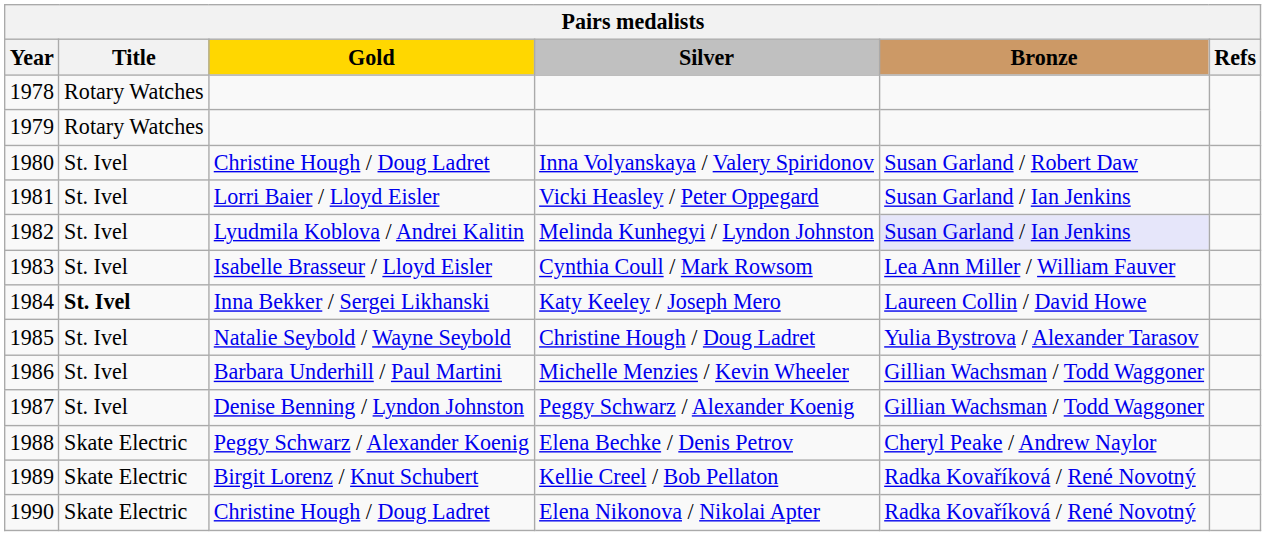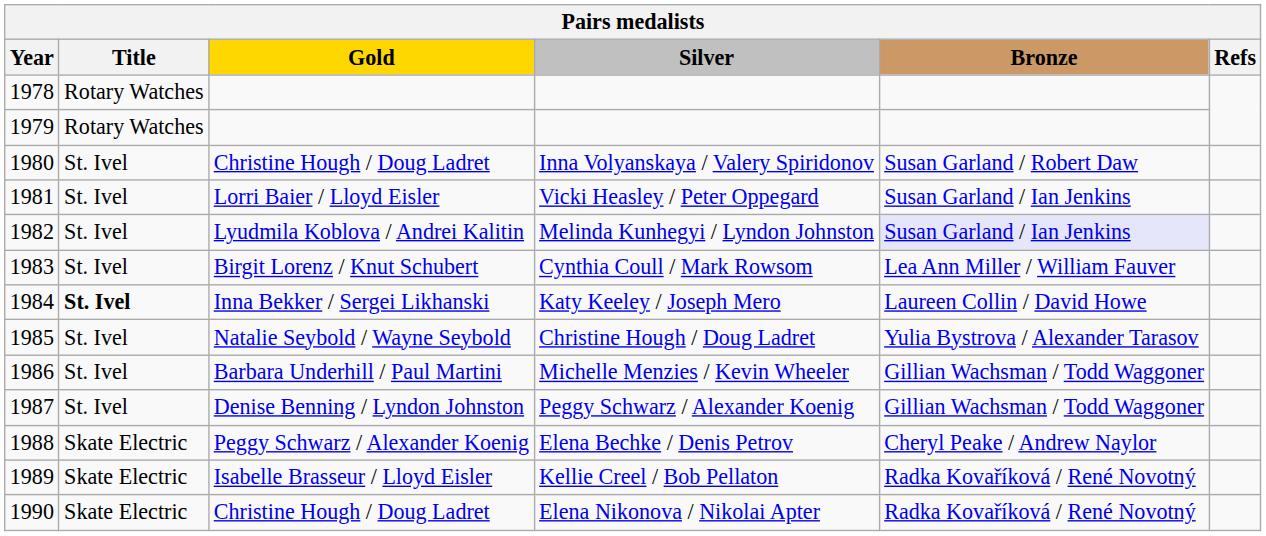(353, 267) Isabelle Brasseur / Lloyd Eisler -> (346, 267) Birgit Lorenz / Knut Schubert
(346, 477) Birgit Lorenz / Knut Schubert -> (353, 477) Isabelle Brasseur / Lloyd Eisler
